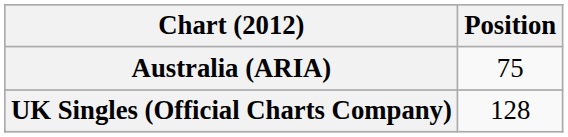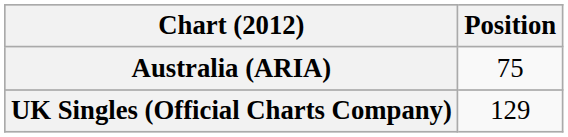(510, 110) 128 -> (510, 110) 129
